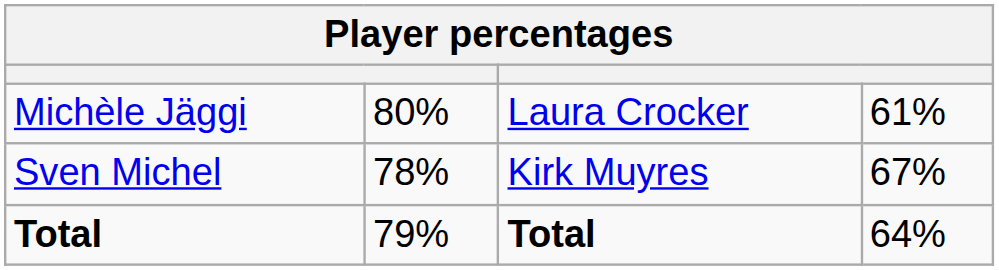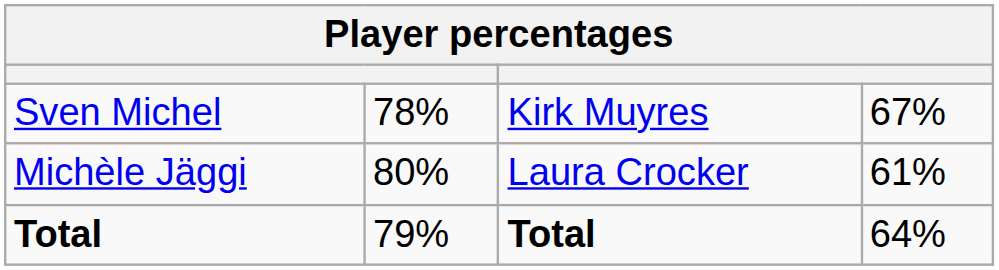rows swapped: (130, 112) <-> (118, 173)
